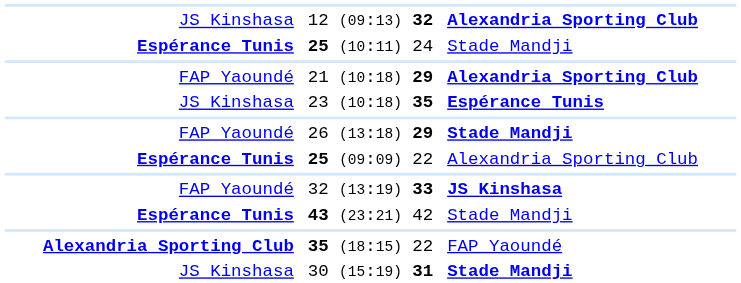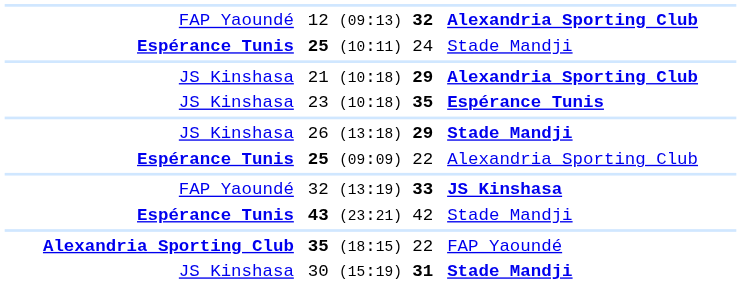(236, 21) JS Kinshasa -> (236, 21) FAP Yaoundé
(236, 77) FAP Yaoundé -> (236, 77) JS Kinshasa
(236, 133) FAP Yaoundé -> (236, 133) JS Kinshasa
